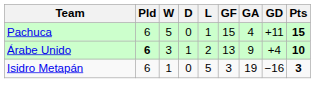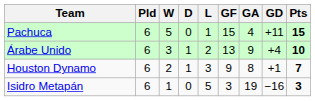(147, 50) bold -> (147, 50) normal
+ row: (52, 68)
